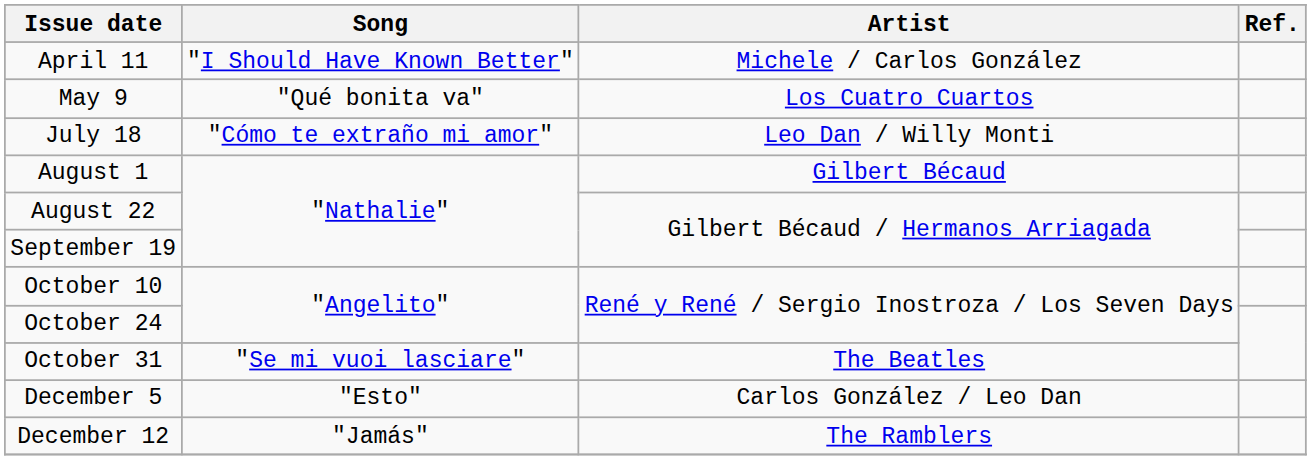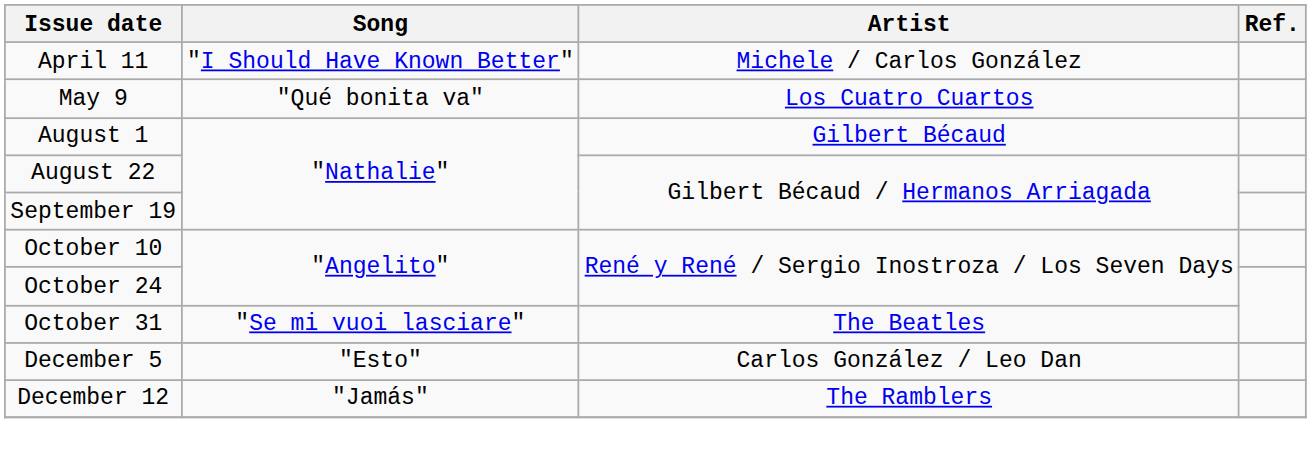- row: (93, 136)
